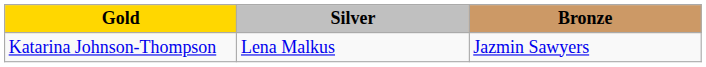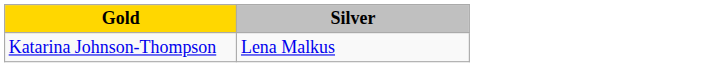- column: (585, 18)
